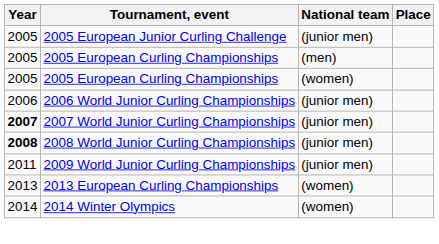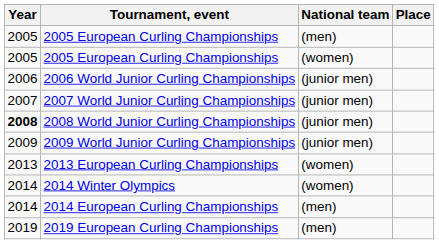- row: (165, 36)
(22, 121) bold -> (22, 100) normal
(22, 164) 2011 -> (22, 143) 2009
+ row: (161, 206)
+ row: (161, 228)
